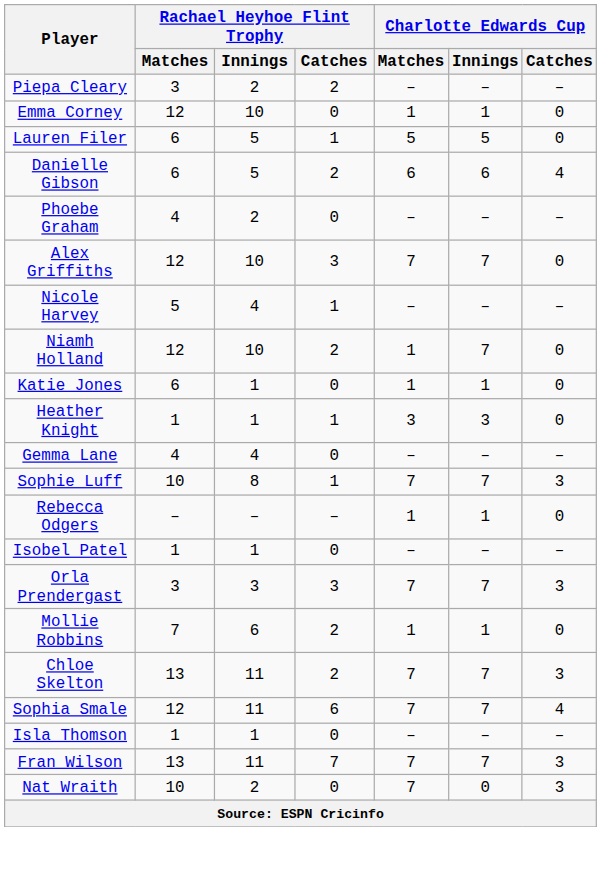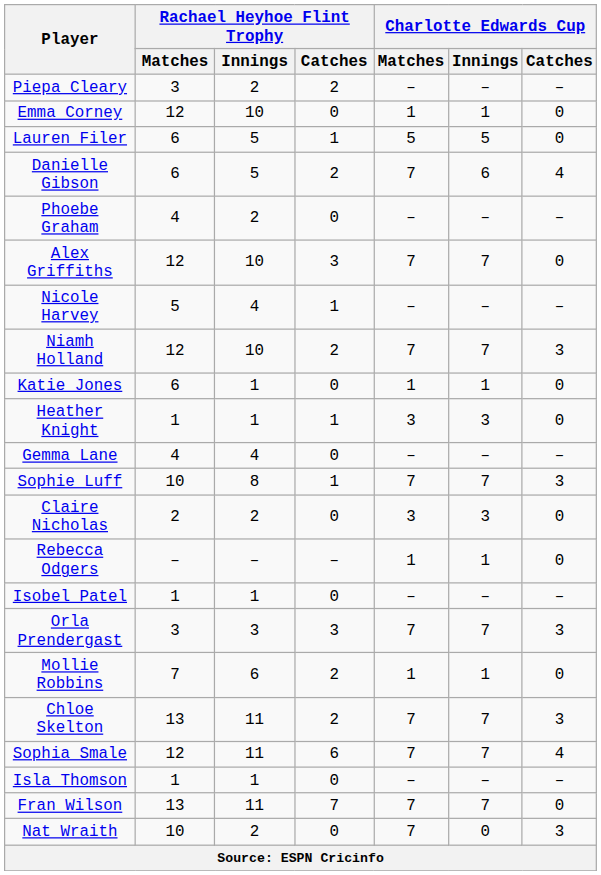(411, 174) 6 -> (411, 174) 7
(411, 351) 1 -> (411, 351) 7
(559, 351) 0 -> (559, 351) 3
+ row: (70, 517)
(559, 762) 3 -> (559, 806) 0
